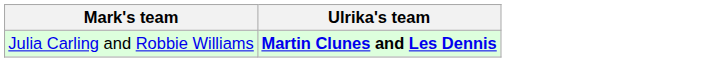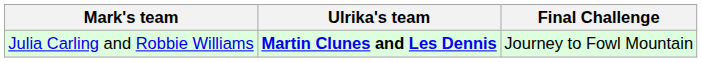+ column: (599, 17)
